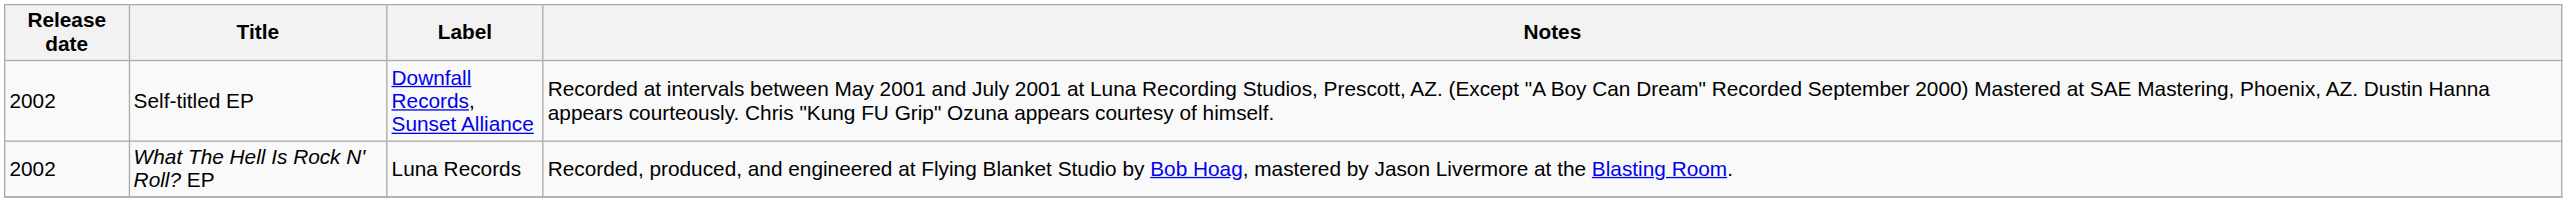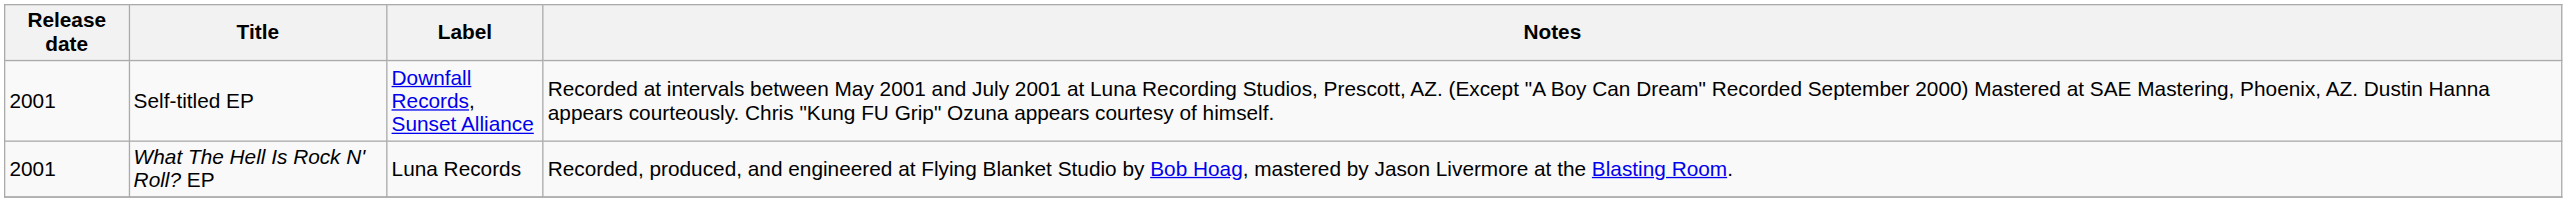(33, 100) 2002 -> (33, 100) 2001
(33, 168) 2002 -> (33, 168) 2001
